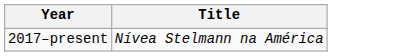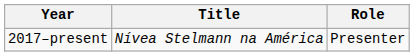+ column: (368, 16)
